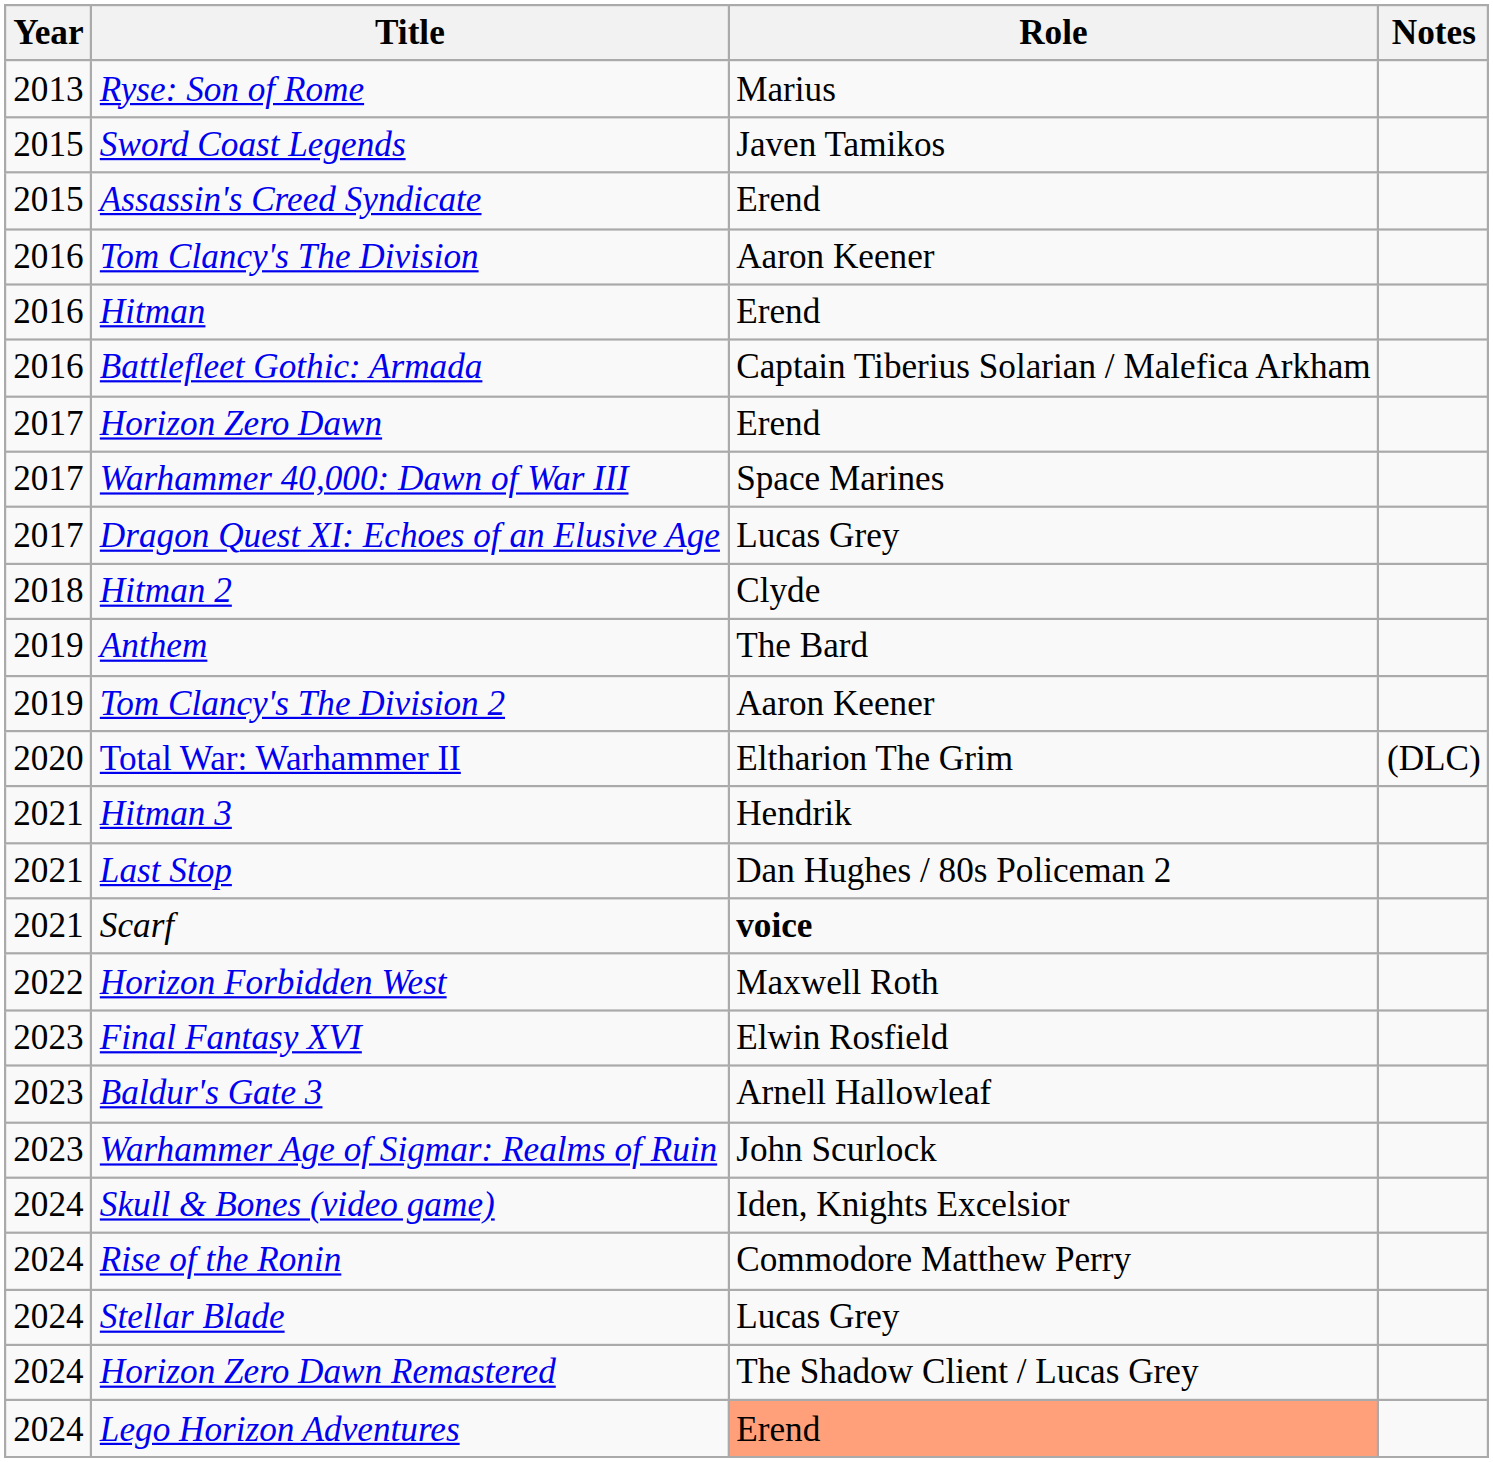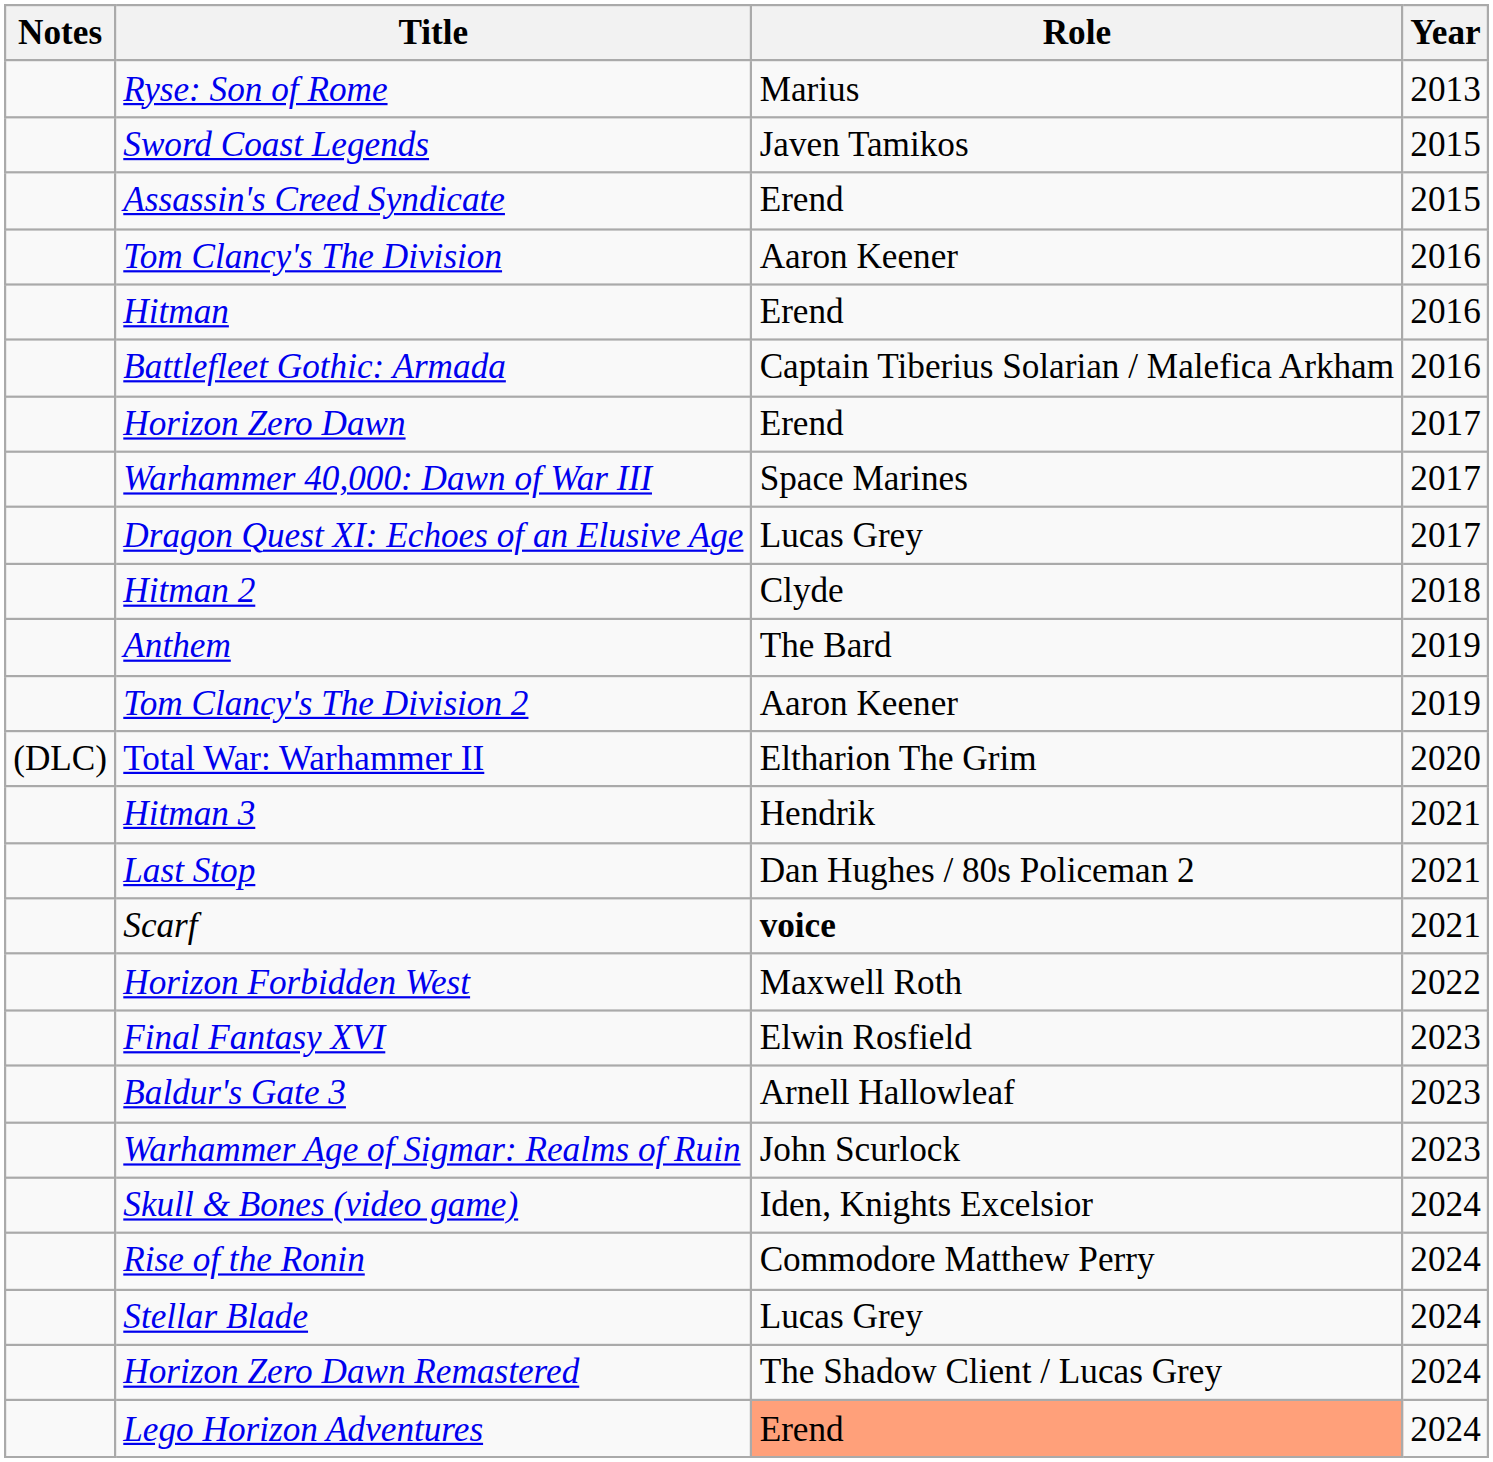columns swapped: (48, 32) <-> (1434, 32)
